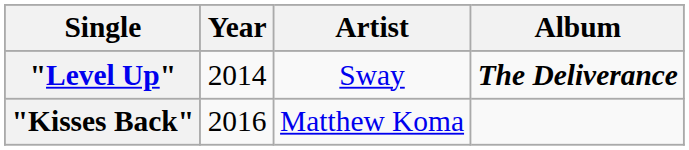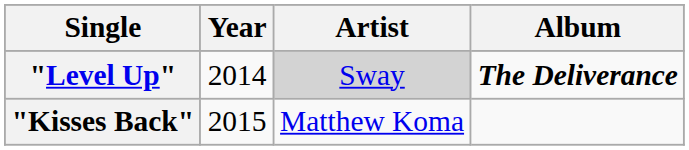(372, 74) no background -> (372, 74) lightgrey background
(237, 121) 2016 -> (237, 121) 2015
